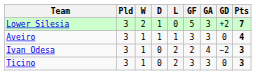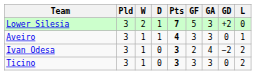columns swapped: (176, 11) <-> (242, 11)
